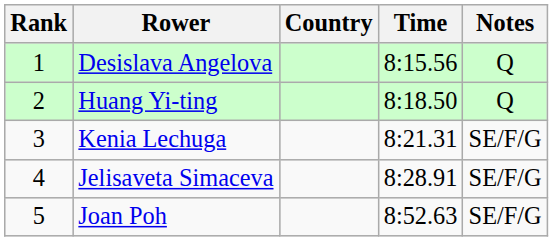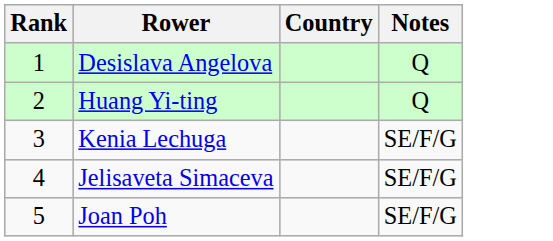- column: (421, 23)
